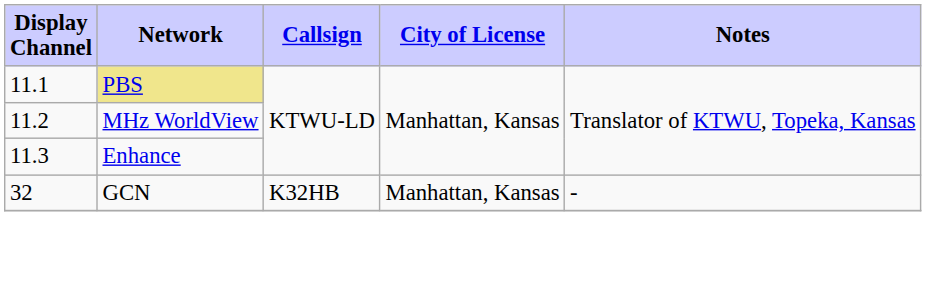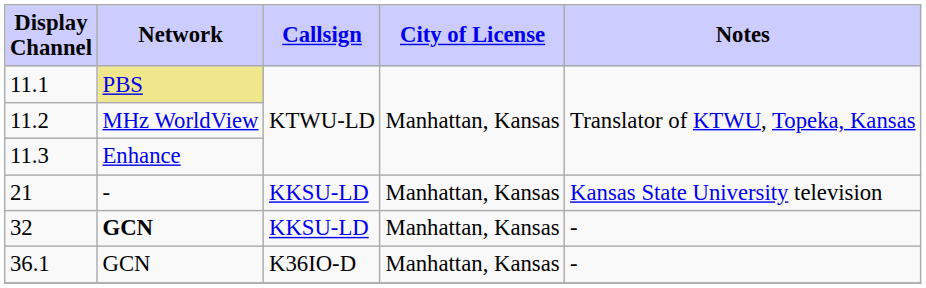+ row: (21, 192)
(126, 192) normal -> (128, 228) bold
(304, 192) K32HB -> (319, 228) KKSU-LD
+ row: (30, 264)
